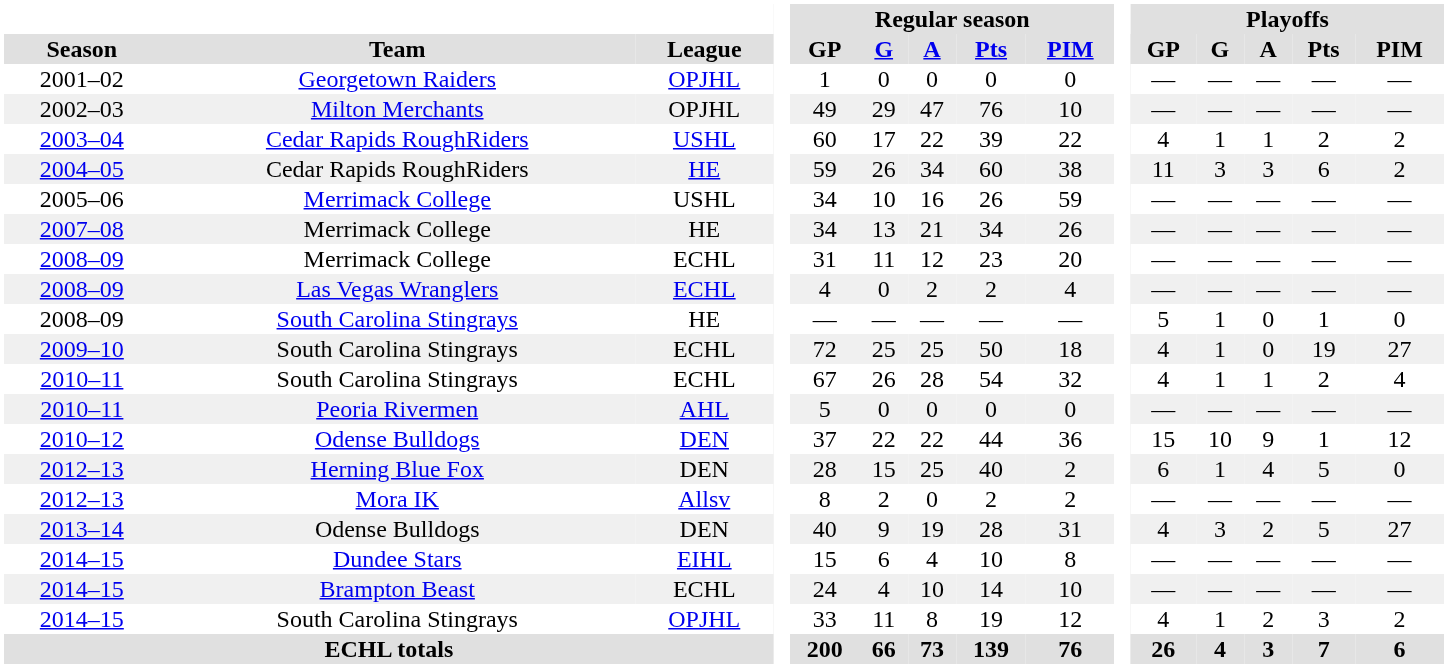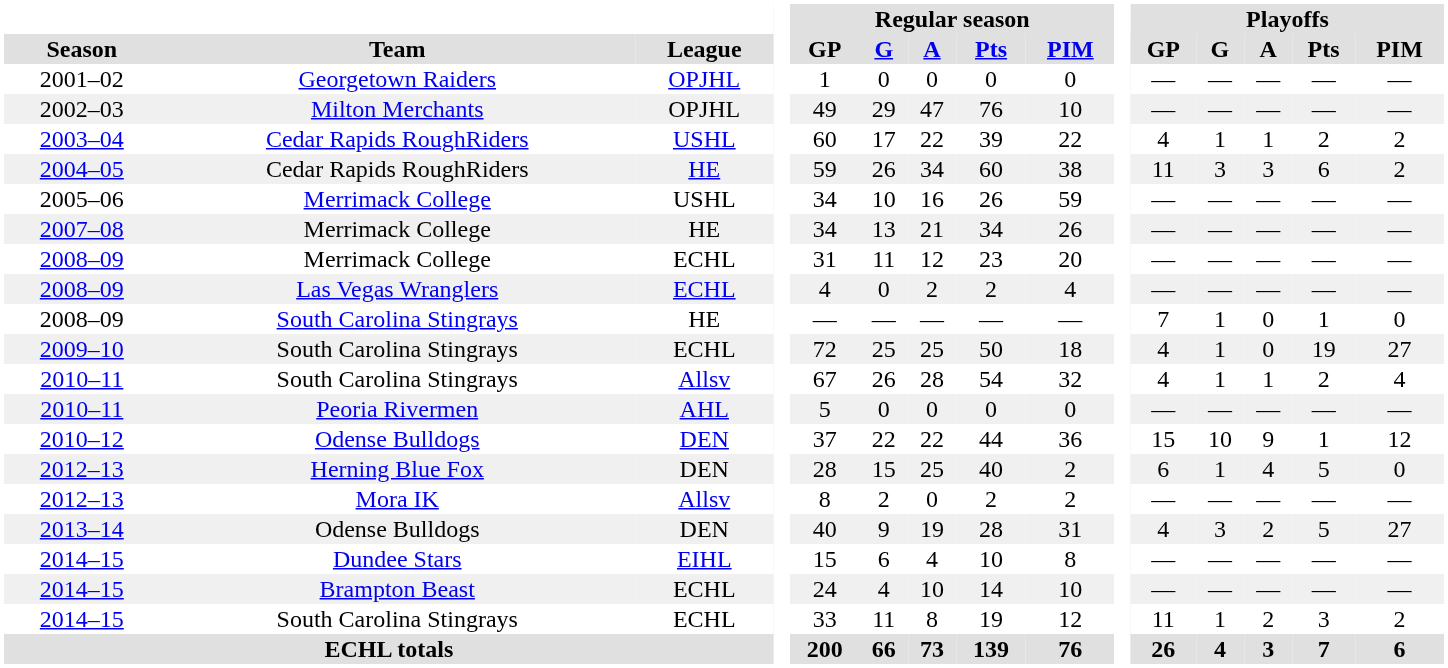(1163, 318) 5 -> (1163, 318) 7
(704, 378) ECHL -> (704, 378) Allsv
(704, 618) OPJHL -> (704, 618) ECHL
(1163, 618) 4 -> (1163, 618) 11
